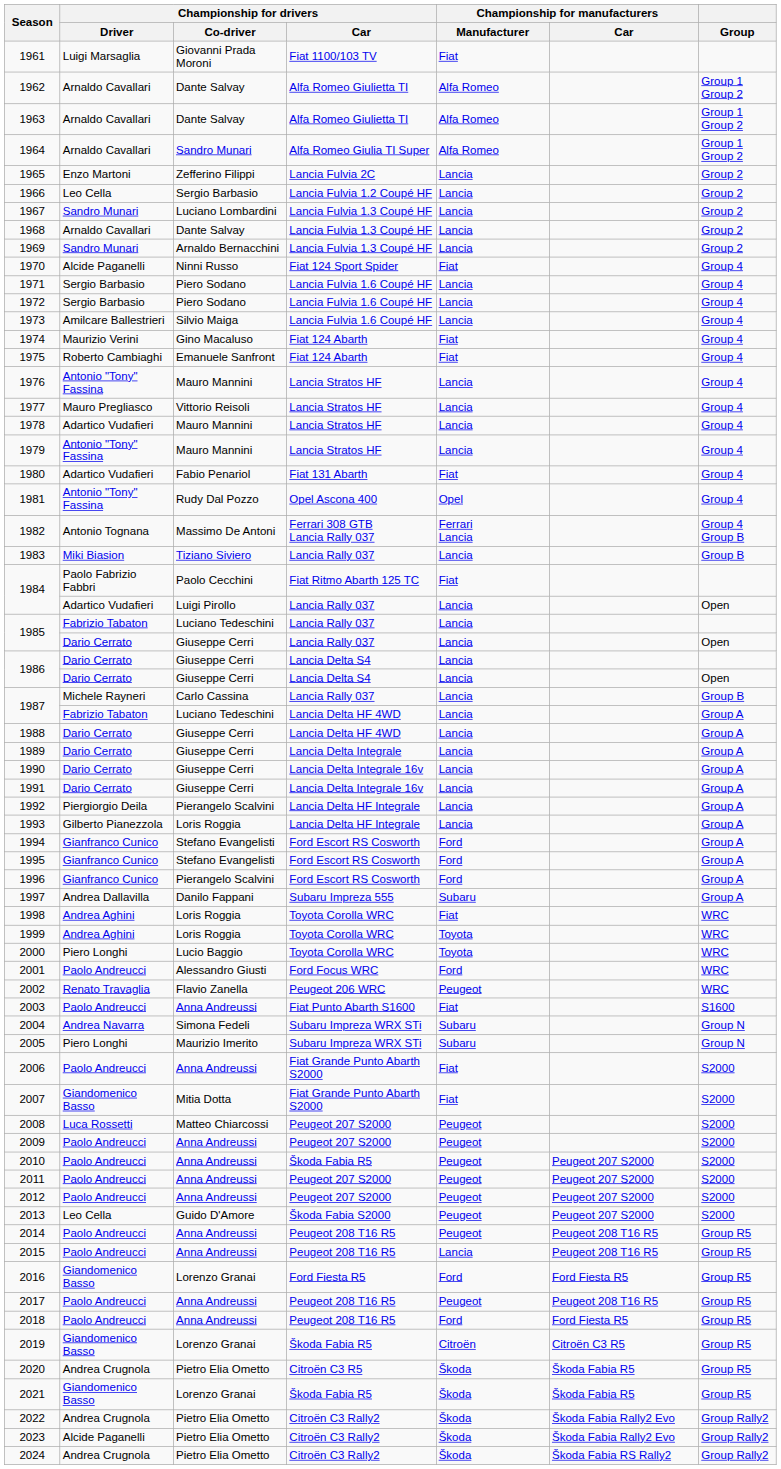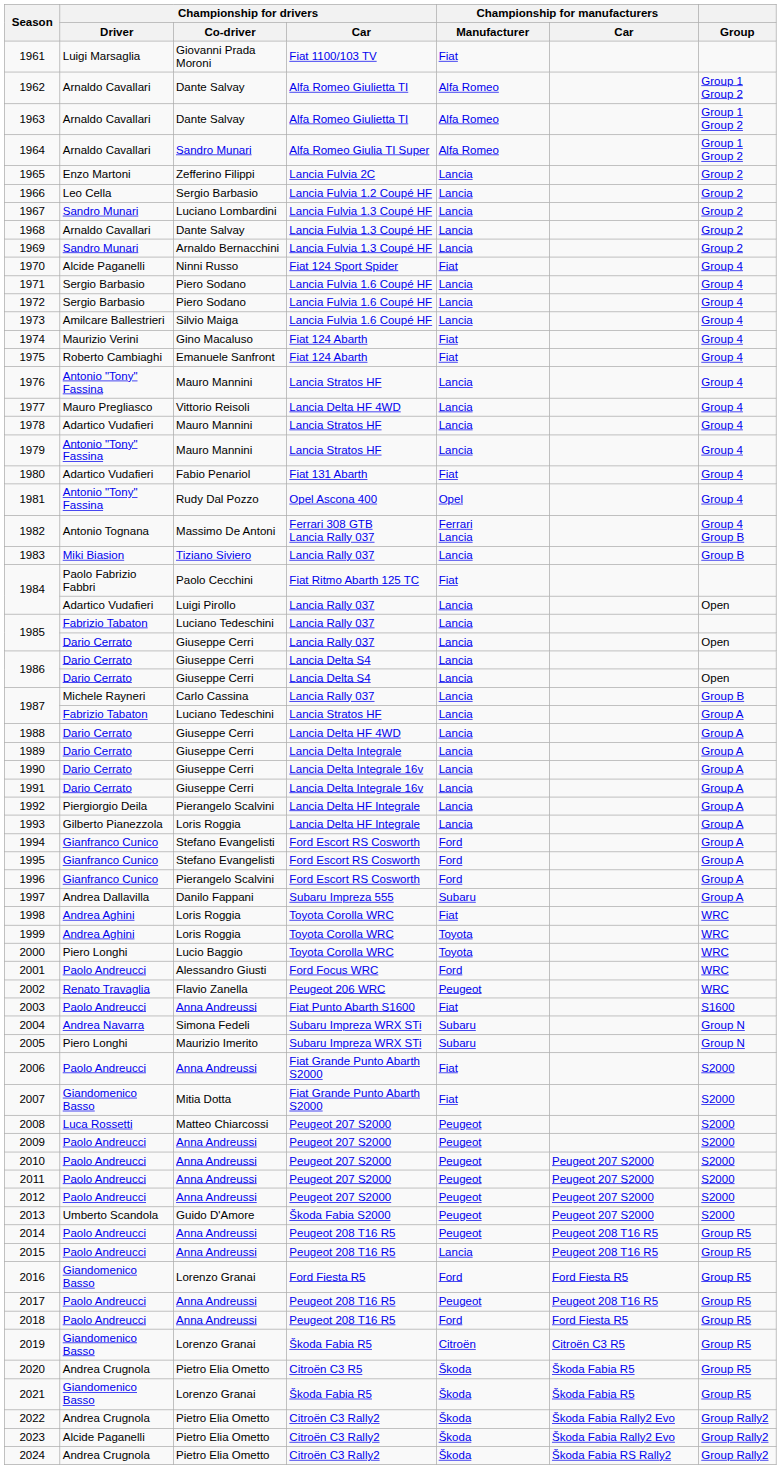(335, 407) Lancia Stratos HF -> (345, 407) Lancia Delta HF 4WD
(345, 714) Lancia Delta HF 4WD -> (335, 714) Lancia Stratos HF
(331, 1161) Škoda Fabia R5 -> (340, 1161) Peugeot 207 S2000
(87, 1215) Leo Cella -> (110, 1215) Umberto Scandola
